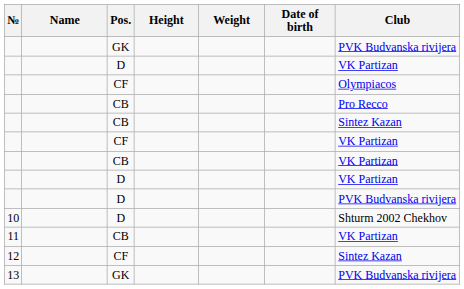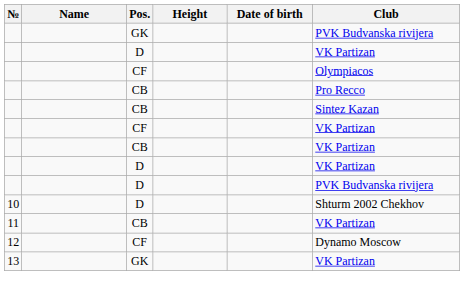- column: (232, 20)
(370, 255) Sintez Kazan -> (358, 242) Dynamo Moscow
(397, 274) PVK Budvanska rivijera -> (345, 261) VK Partizan
